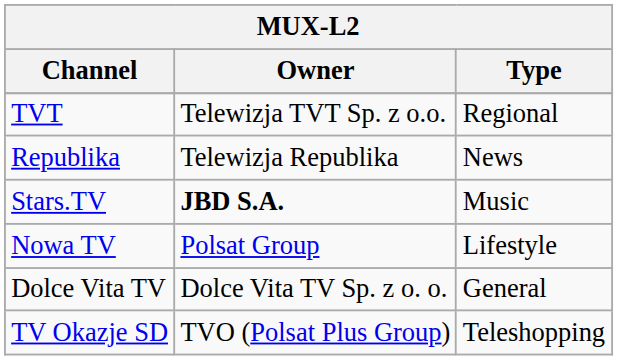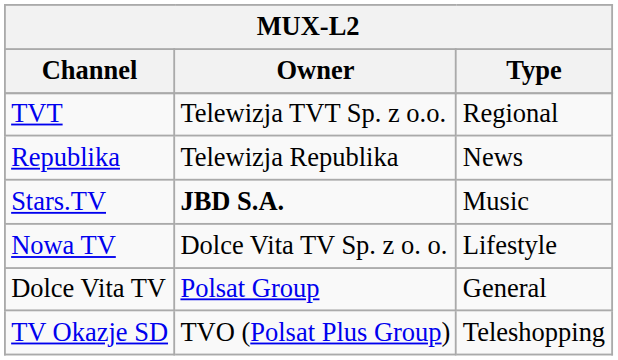(250, 245) Polsat Group -> (314, 245) Dolce Vita TV Sp. z o. o.
(314, 288) Dolce Vita TV Sp. z o. o. -> (250, 288) Polsat Group
